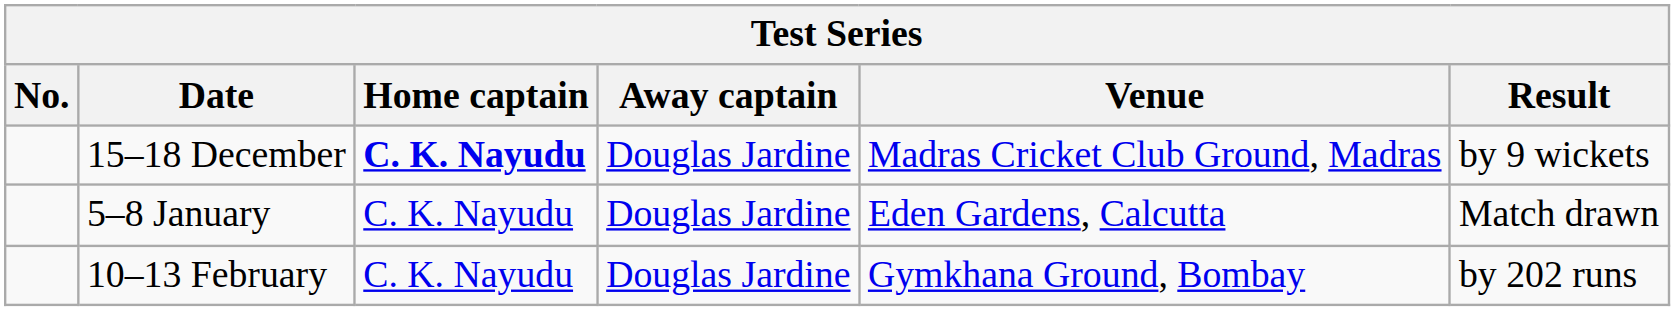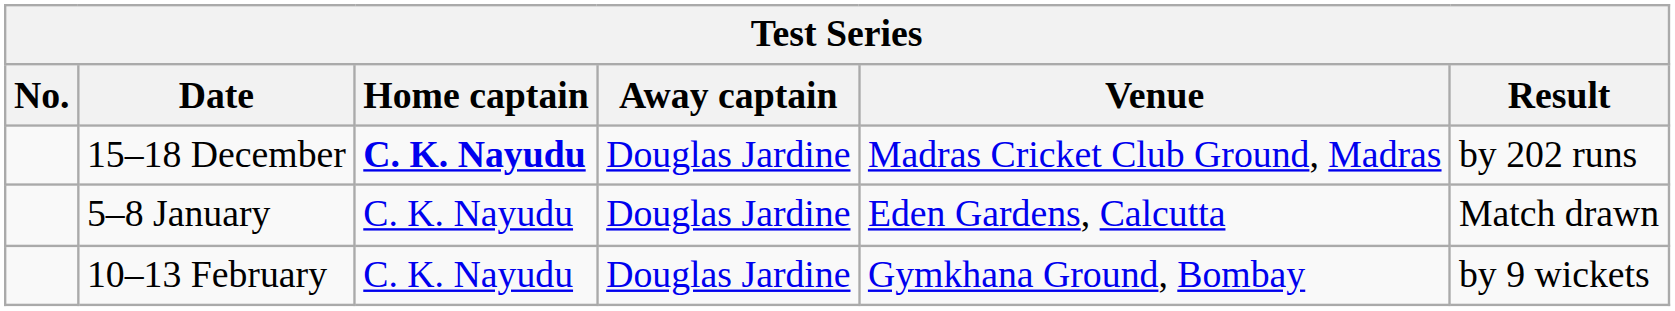(1554, 154) by 9 wickets -> (1548, 154) by 202 runs
(1548, 273) by 202 runs -> (1554, 273) by 9 wickets
